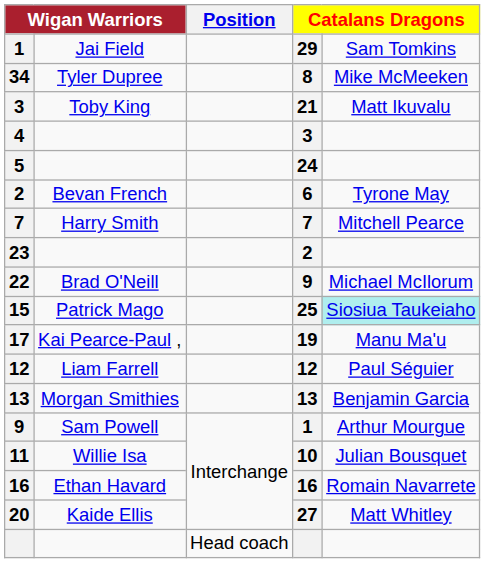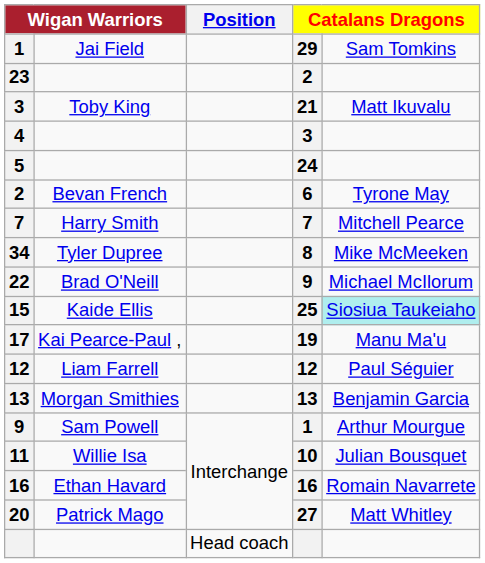rows swapped: (19, 253) <-> (19, 78)
(110, 311) Patrick Mago -> (110, 311) Kaide Ellis
(110, 515) Kaide Ellis -> (110, 515) Patrick Mago
